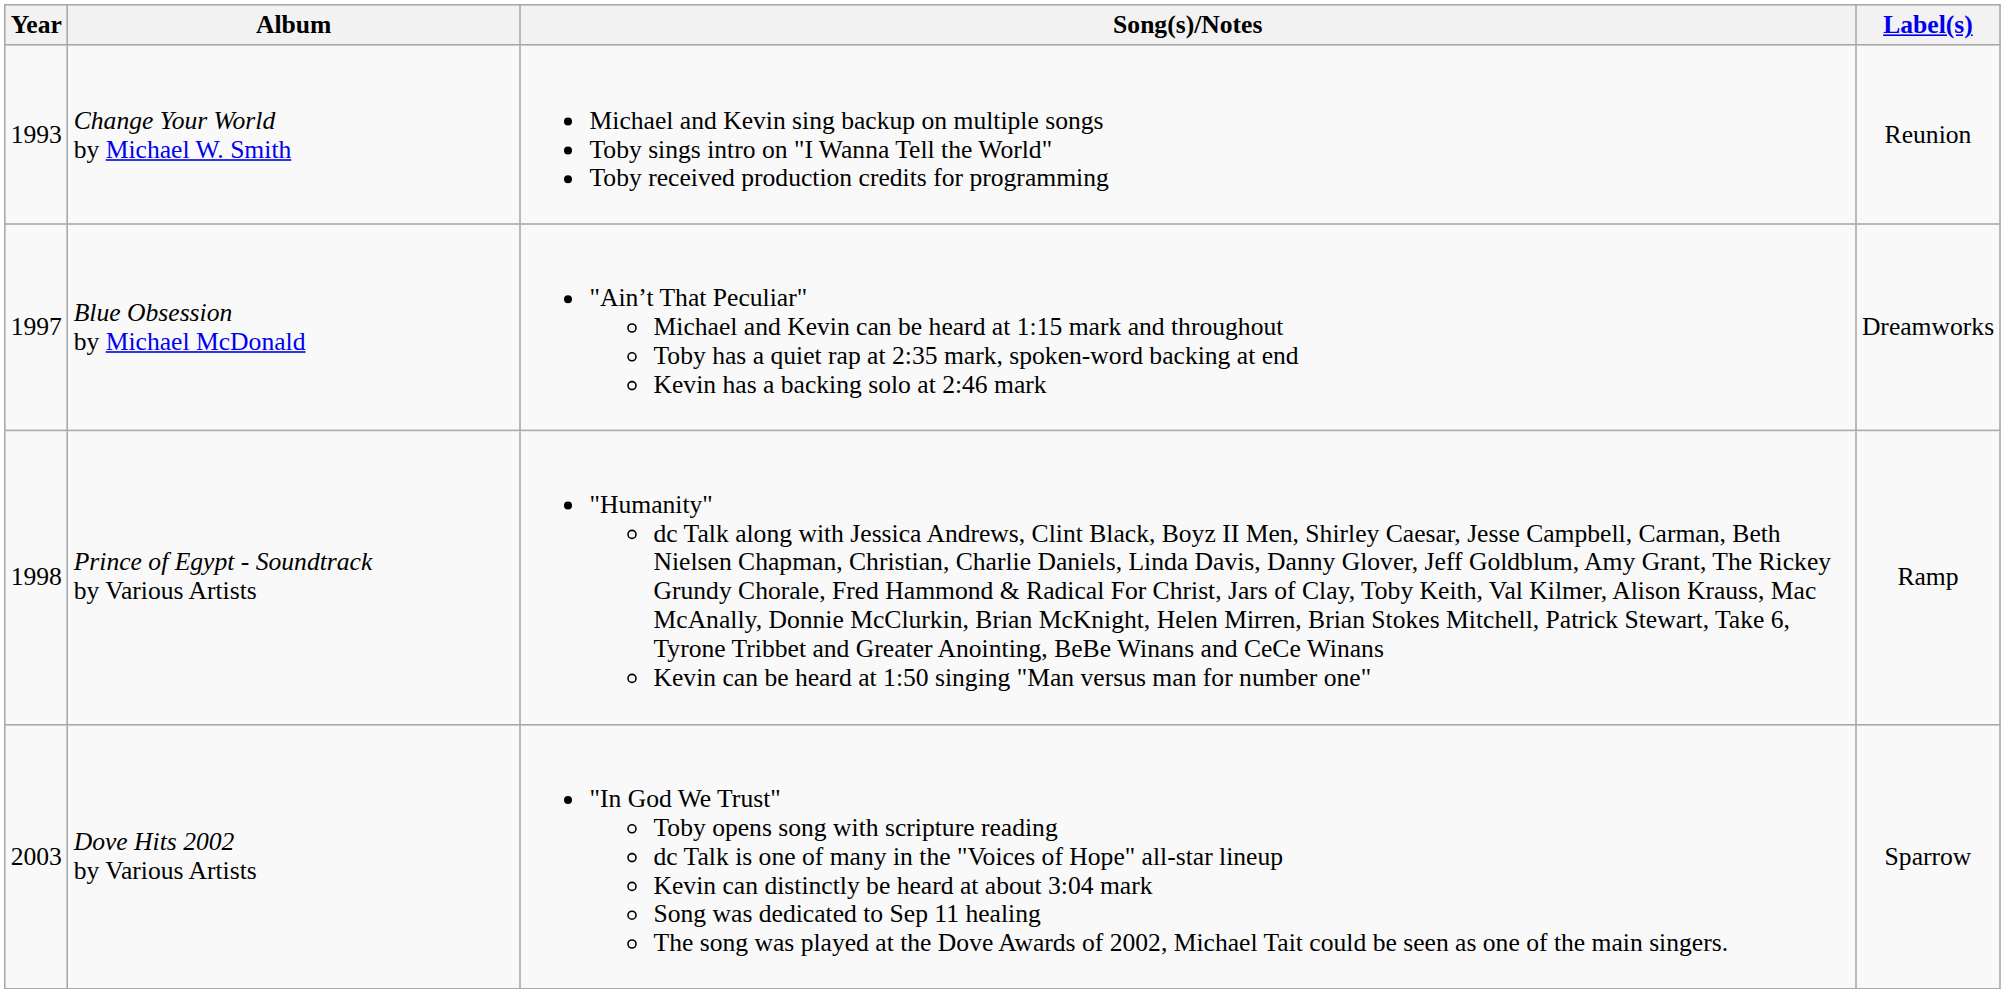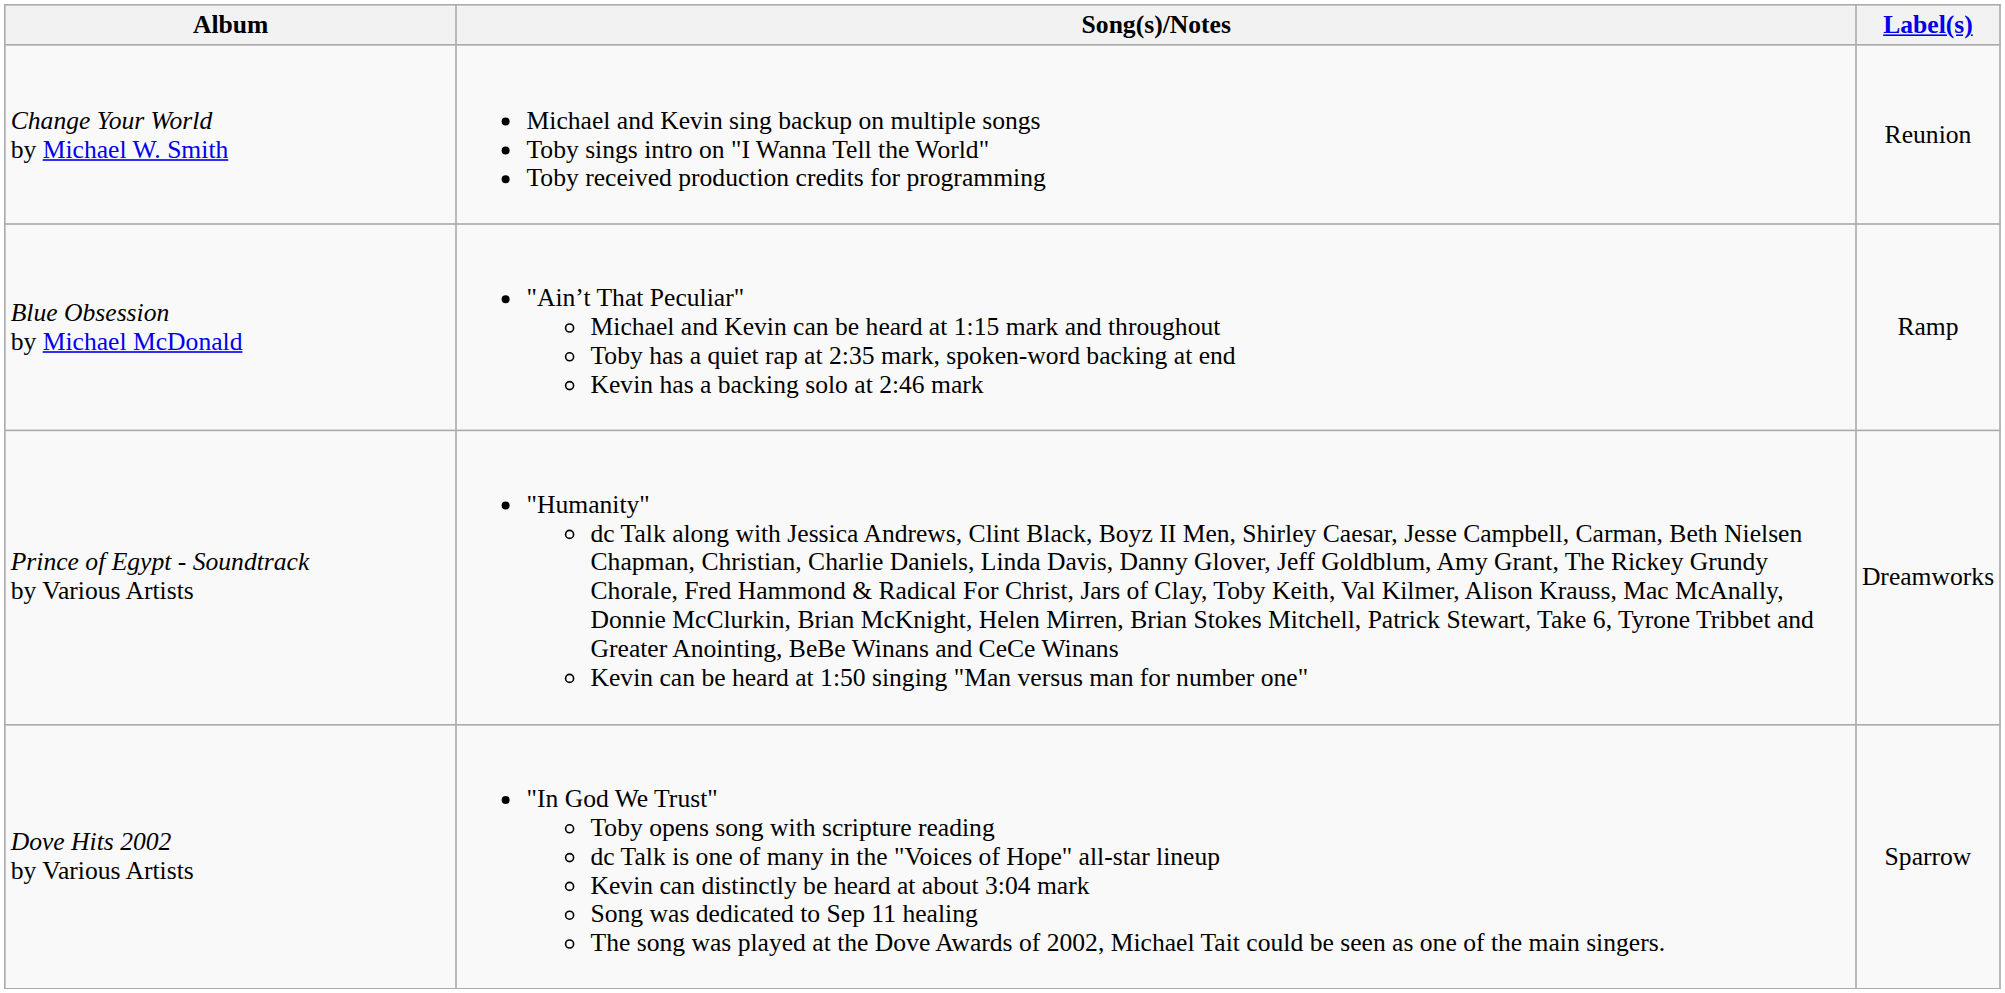- column: (36, 24)
(1928, 326) Dreamworks -> (1928, 326) Ramp
(1928, 577) Ramp -> (1928, 577) Dreamworks
